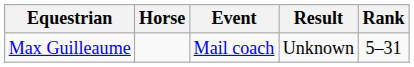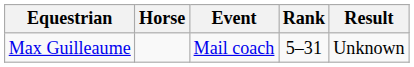columns swapped: (318, 18) <-> (384, 18)
